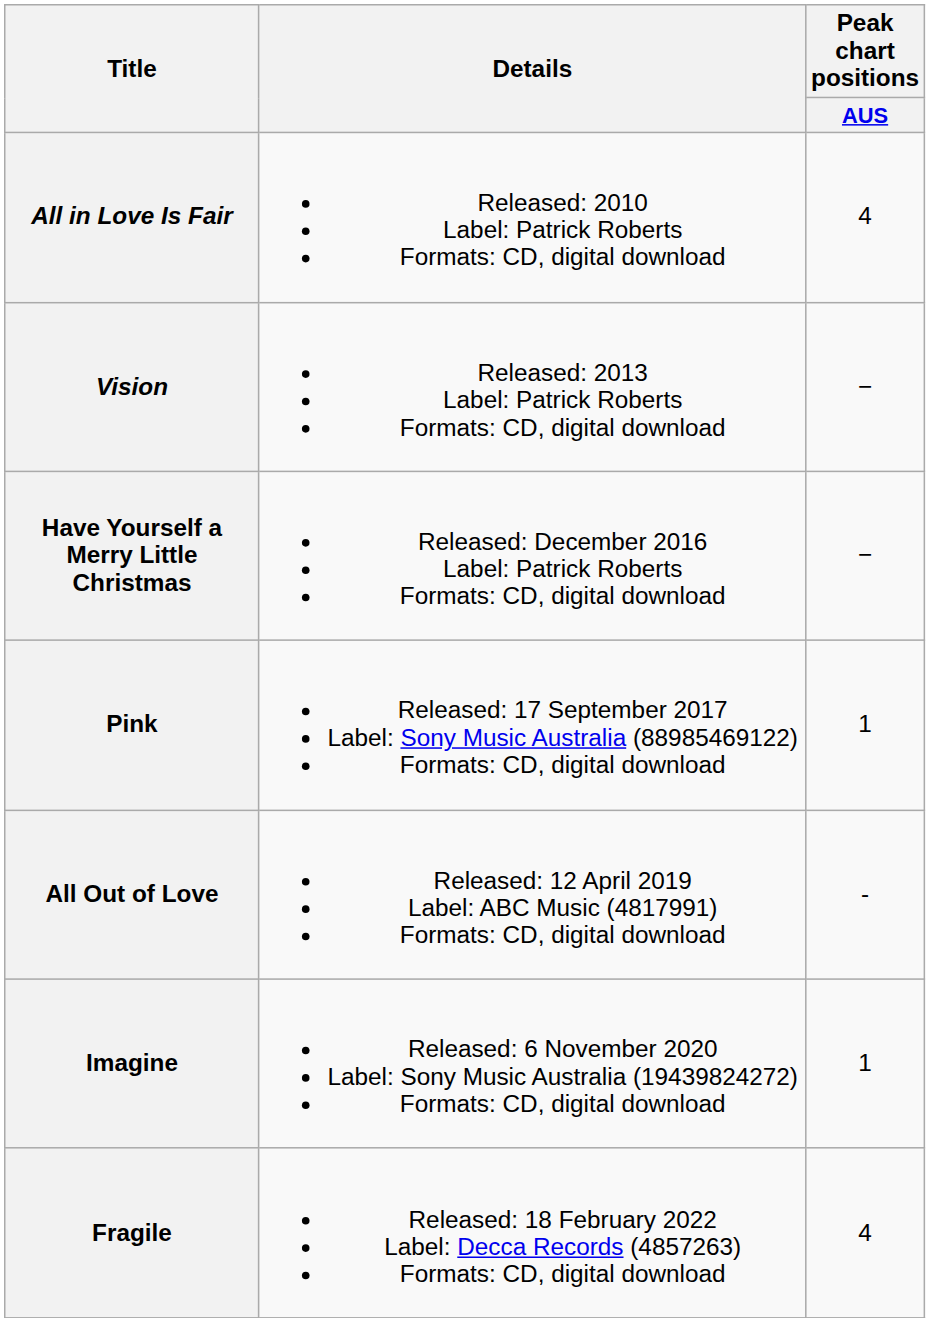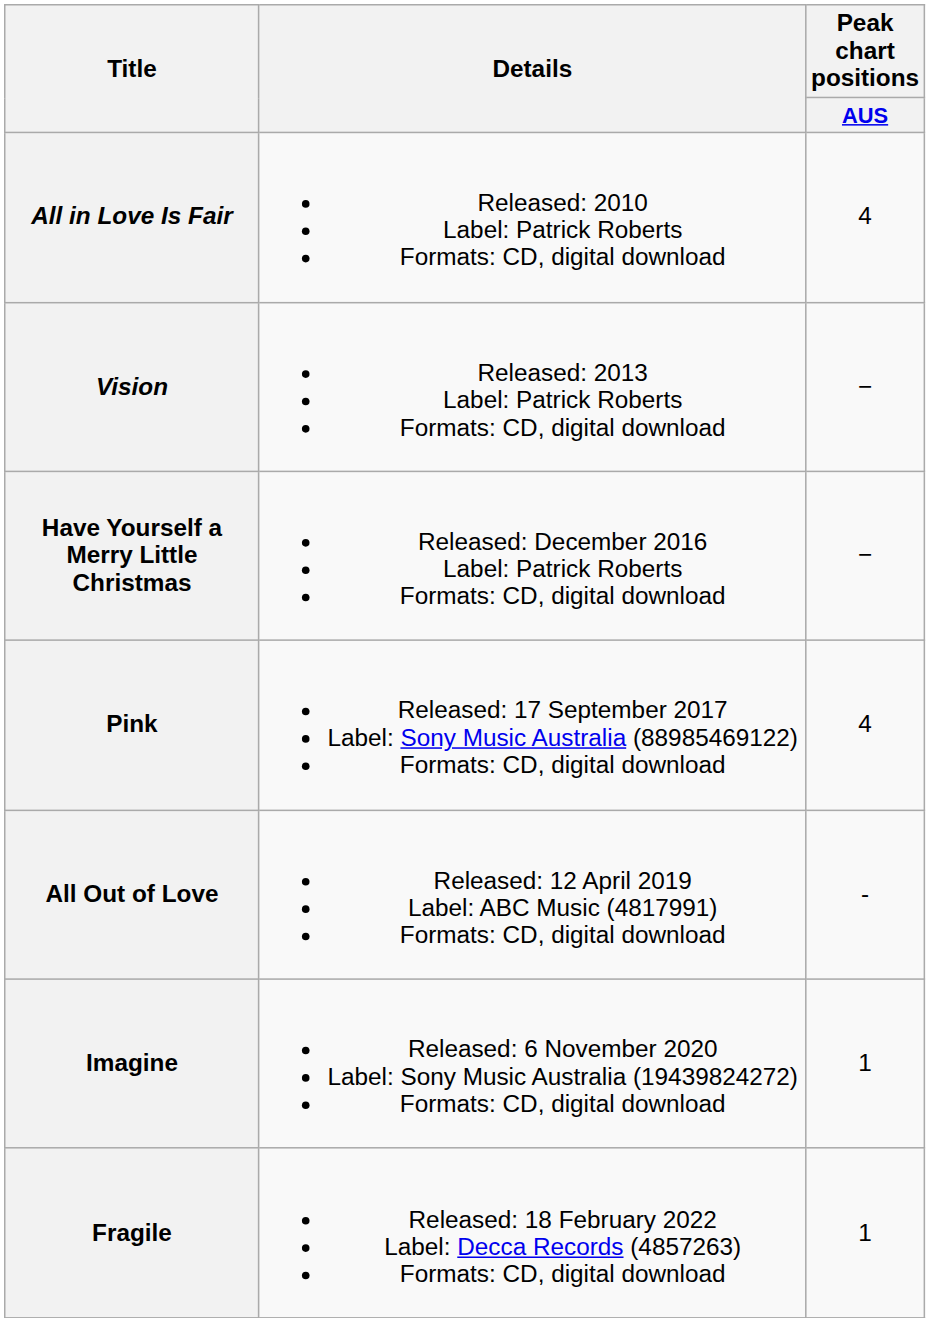(865, 724) 1 -> (865, 724) 4
(865, 1232) 4 -> (865, 1232) 1
